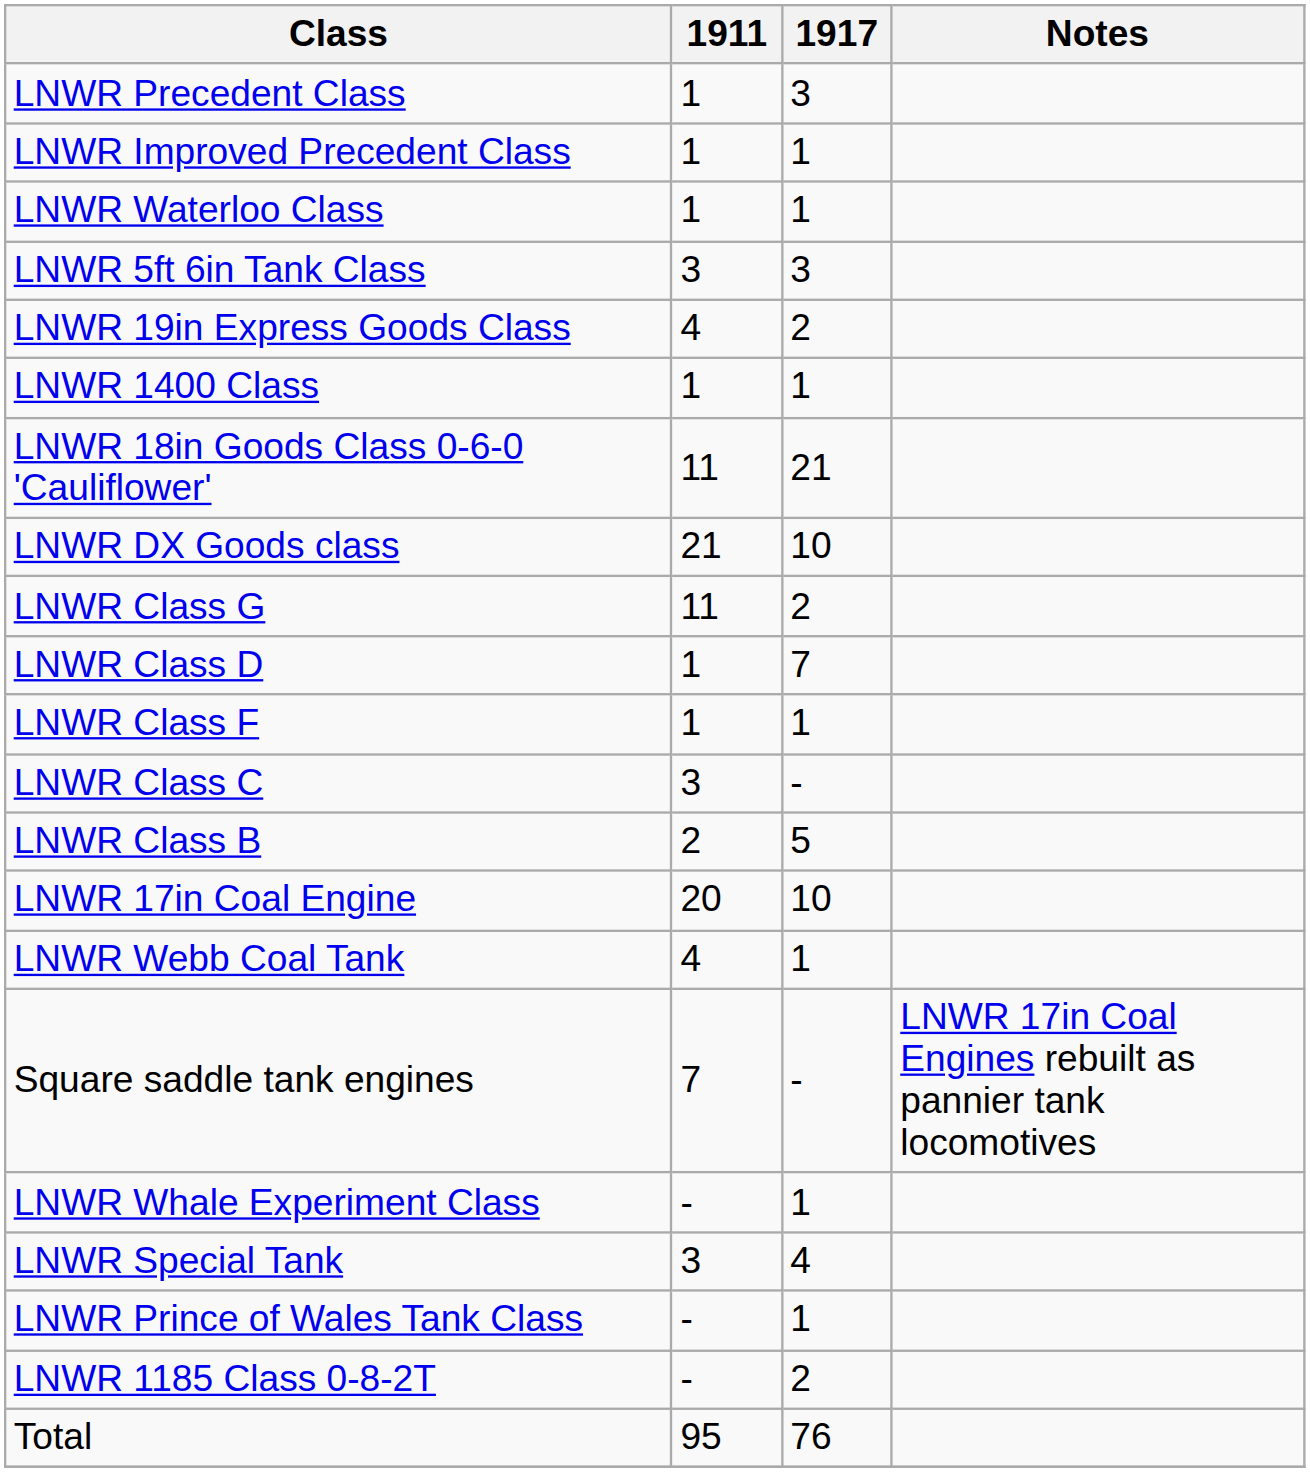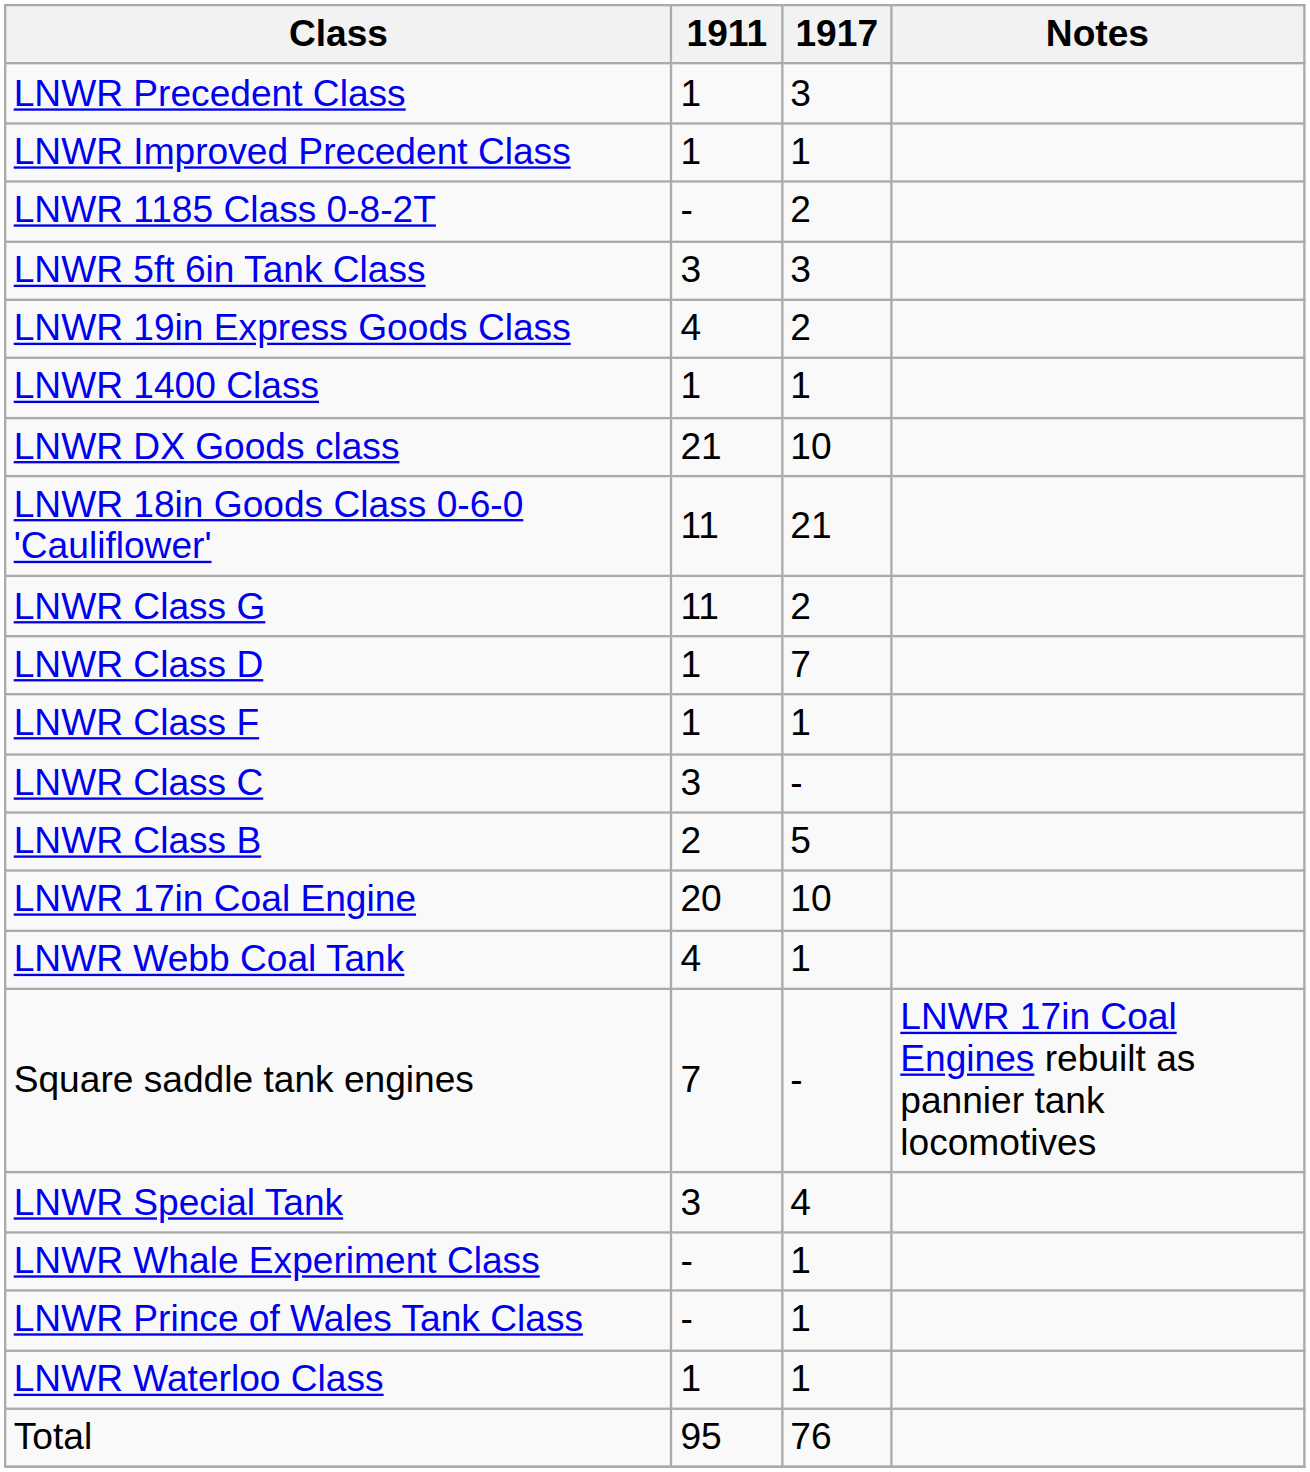rows swapped: (199, 210) <-> (225, 1378)
rows swapped: (268, 466) <-> (207, 546)
rows swapped: (178, 1260) <-> (277, 1201)
